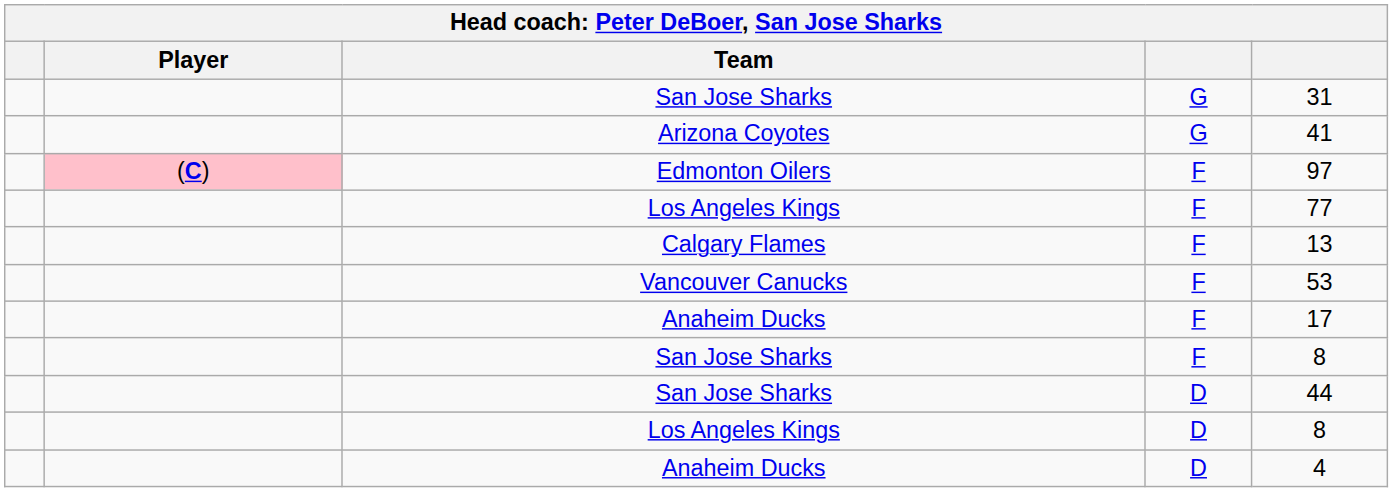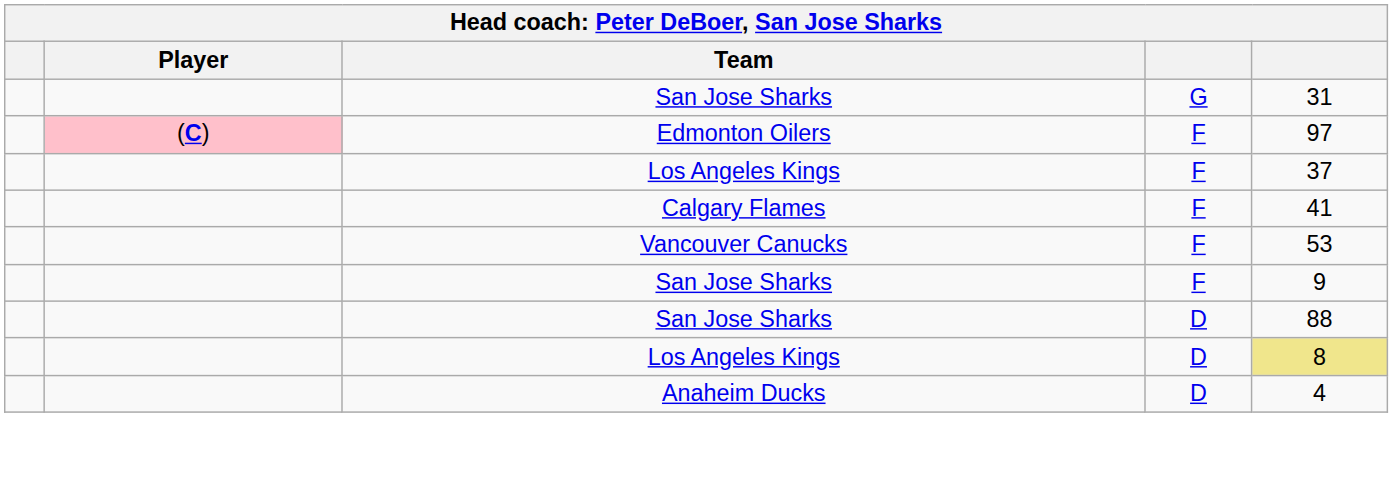- row: (744, 134)
(1320, 208) 77 -> (1320, 171) 37
(1320, 245) 13 -> (1320, 208) 41
- row: (744, 319)
(1320, 356) 8 -> (1320, 282) 9
(1320, 393) 44 -> (1320, 319) 88
(1320, 430) no background -> (1320, 356) khaki background
